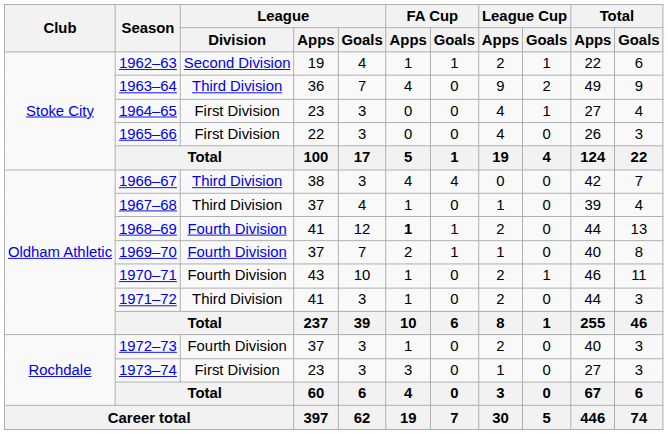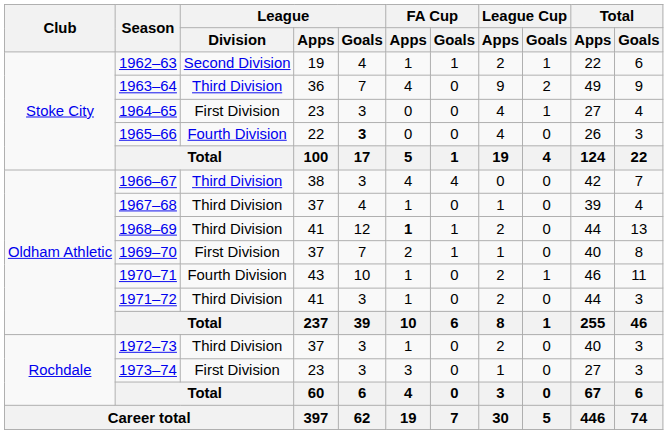(237, 134) First Division -> (237, 134) Fourth Division
(362, 134) normal -> (362, 134) bold
(237, 228) Fourth Division -> (237, 228) Third Division
(237, 252) Fourth Division -> (237, 252) First Division
(237, 346) Fourth Division -> (237, 346) Third Division
